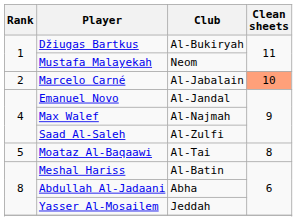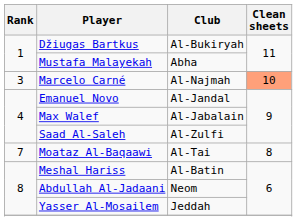(184, 62) Neom -> (184, 62) Abha
(20, 80) 2 -> (20, 80) 3
(207, 80) Al-Jabalain -> (201, 80) Al-Najmah
(201, 116) Al-Najmah -> (207, 116) Al-Jabalain
(20, 152) 5 -> (20, 152) 7
(184, 188) Abha -> (184, 188) Neom
